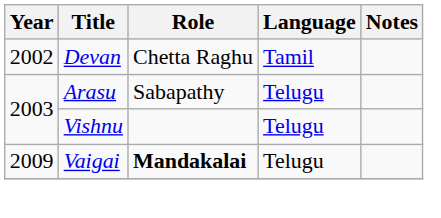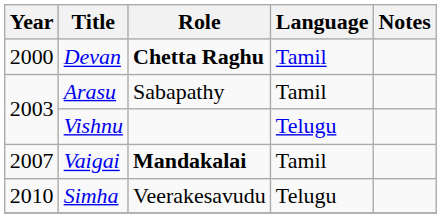(32, 56) 2002 -> (32, 56) 2000
(193, 56) normal -> (199, 56) bold
(293, 91) Telugu -> (301, 91) Tamil
(32, 160) 2009 -> (32, 160) 2007
(293, 160) Telugu -> (301, 160) Tamil
+ row: (91, 195)
